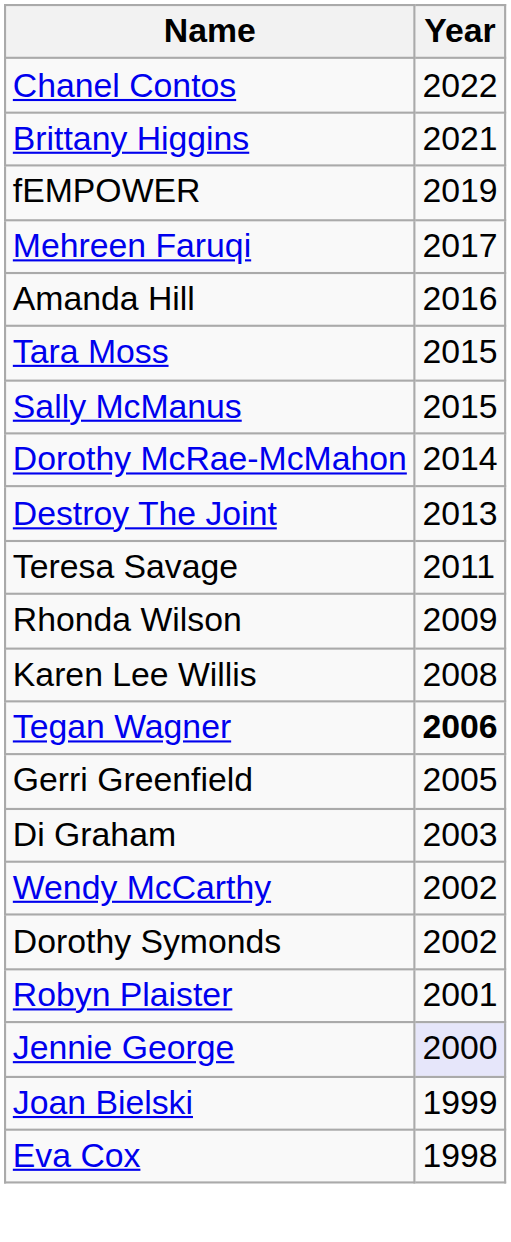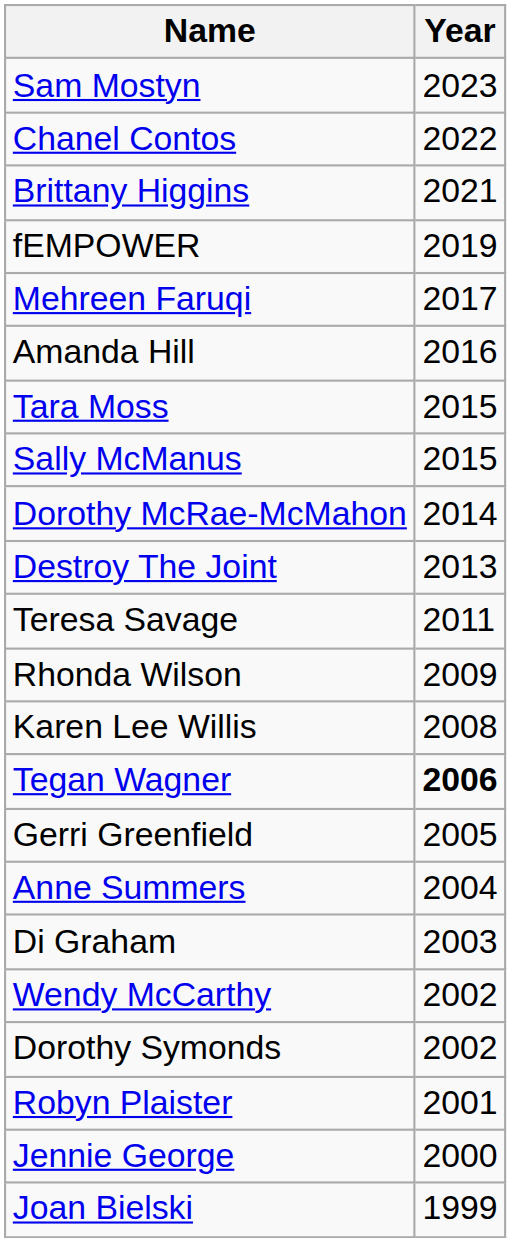+ row: (107, 84)
+ row: (129, 887)
(460, 1048) lavender background -> (460, 1155) no background
- row: (77, 1155)
